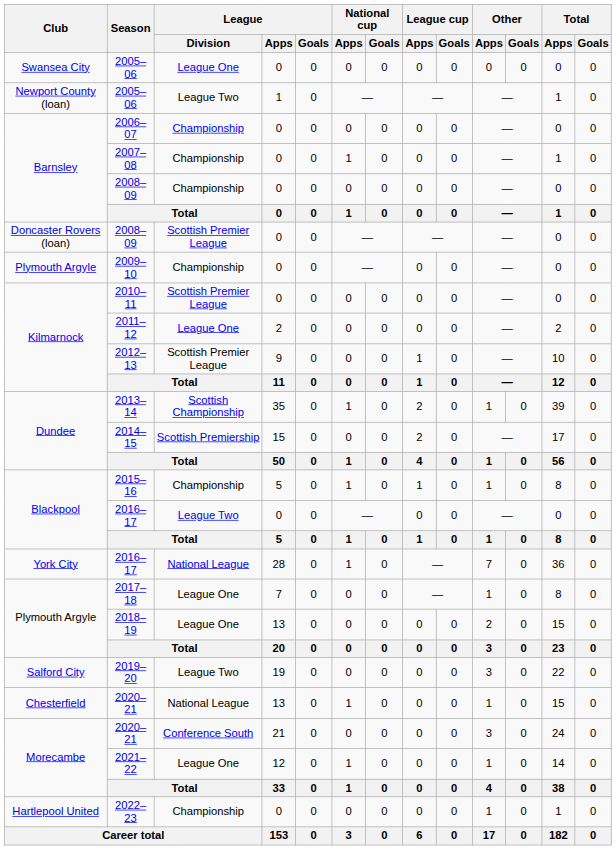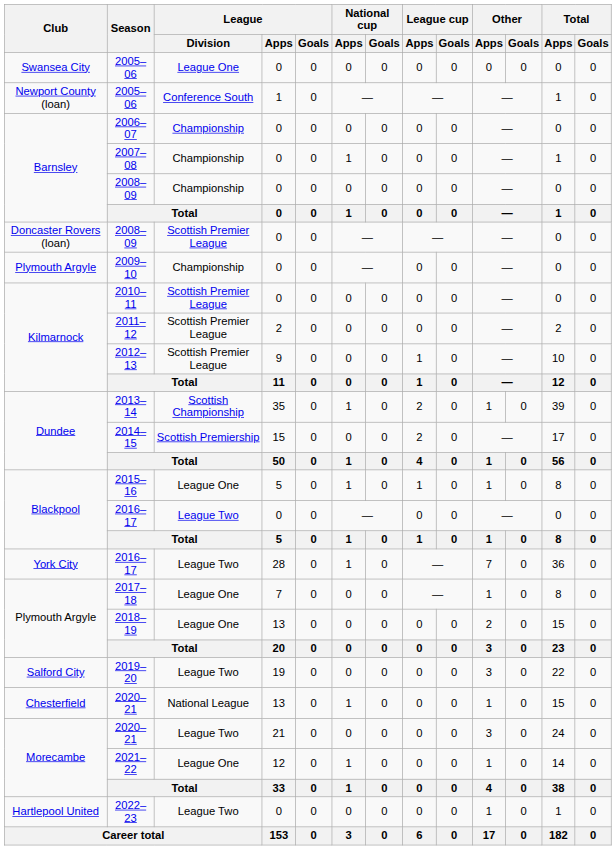(208, 98) League Two -> (208, 98) Conference South
(208, 328) League One -> (208, 328) Scottish Premier League
(208, 485) Championship -> (208, 485) League One
(208, 563) National League -> (208, 563) League Two
(208, 733) Conference South -> (208, 733) League Two
(208, 811) Championship -> (208, 811) League Two
